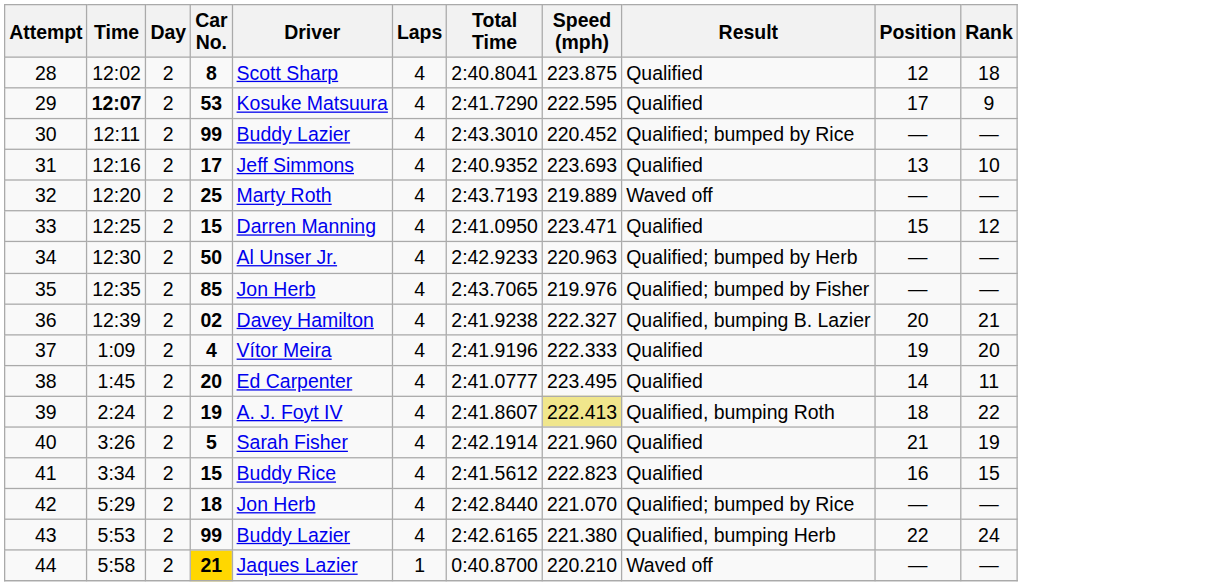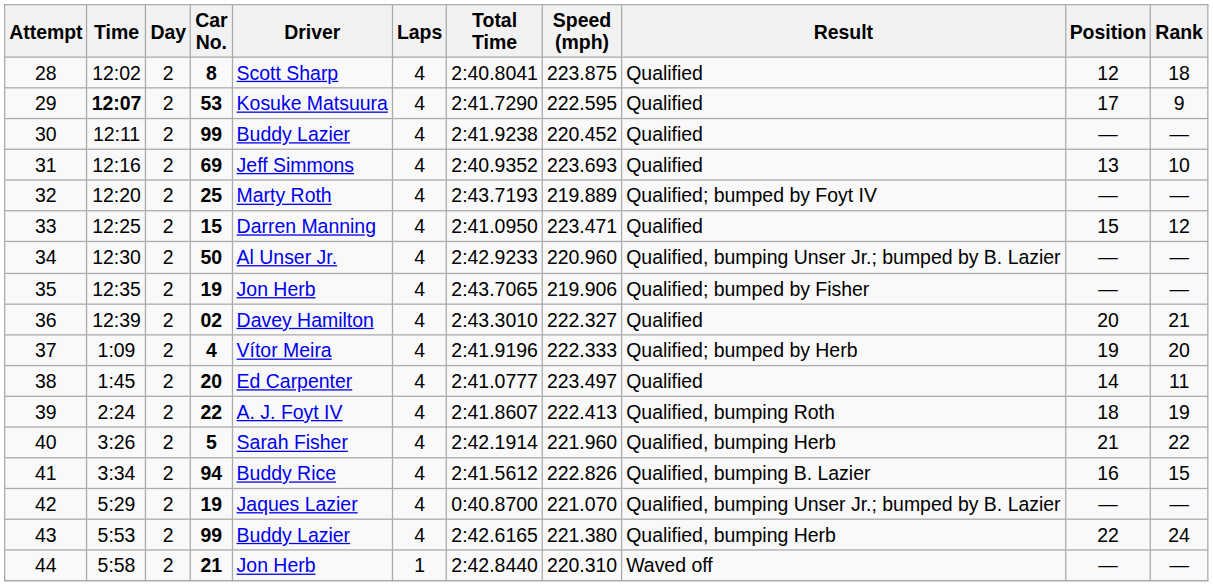(495, 134) 2:43.3010 -> (495, 134) 2:41.9238
(740, 134) Qualified; bumped by Rice -> (665, 134) Qualified
(211, 165) 17 -> (211, 165) 69
(669, 196) Waved off -> (752, 196) Qualified; bumped by Foyt IV
(582, 258) 220.963 -> (582, 258) 220.960
(742, 258) Qualified; bumped by Herb -> (843, 258) Qualified, bumping Unser Jr.; bumped by B. Lazier
(211, 288) 85 -> (211, 288) 19
(582, 288) 219.976 -> (582, 288) 219.906
(495, 319) 2:41.9238 -> (495, 319) 2:43.3010
(748, 319) Qualified, bumping B. Lazier -> (665, 319) Qualified
(665, 350) Qualified -> (742, 350) Qualified; bumped by Herb
(582, 381) 223.495 -> (582, 381) 223.497
(211, 412) 19 -> (211, 412) 22
(582, 412) khaki background -> (582, 412) no background
(989, 412) 22 -> (1179, 412) 19
(665, 442) Qualified -> (731, 442) Qualified, bumping Herb
(989, 442) 19 -> (1179, 442) 22
(211, 473) 15 -> (211, 473) 94
(582, 473) 222.823 -> (582, 473) 222.826
(665, 473) Qualified -> (748, 473) Qualified, bumping B. Lazier
(211, 504) 18 -> (211, 504) 19
(276, 504) Jon Herb -> (297, 504) Jaques Lazier
(495, 504) 2:42.8440 -> (495, 504) 0:40.8700
(740, 504) Qualified; bumped by Rice -> (843, 504) Qualified, bumping Unser Jr.; bumped by B. Lazier
(211, 566) gold background -> (211, 566) no background
(297, 566) Jaques Lazier -> (276, 566) Jon Herb
(495, 566) 0:40.8700 -> (495, 566) 2:42.8440
(582, 566) 220.210 -> (582, 566) 220.310
